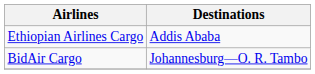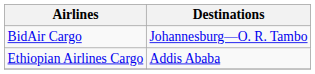rows swapped: (45, 58) <-> (75, 36)
